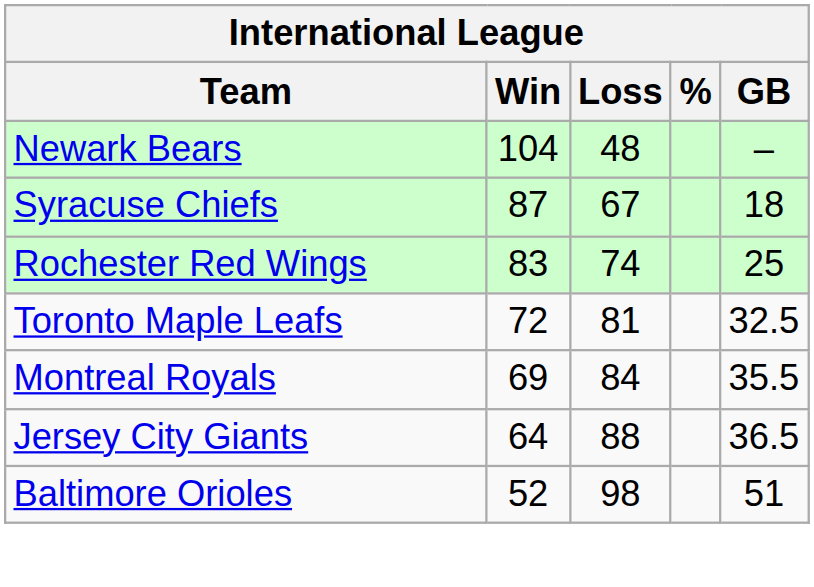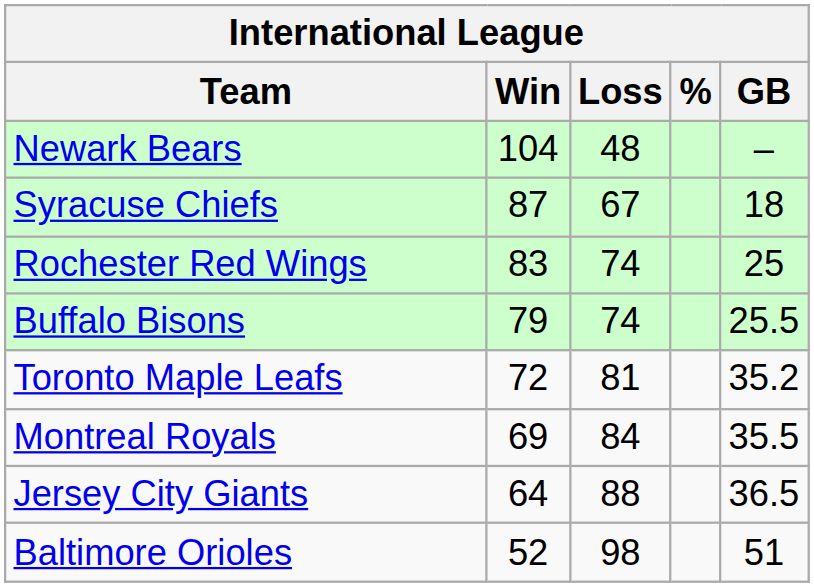+ row: (129, 321)
(764, 321) 32.5 -> (764, 378) 35.2
